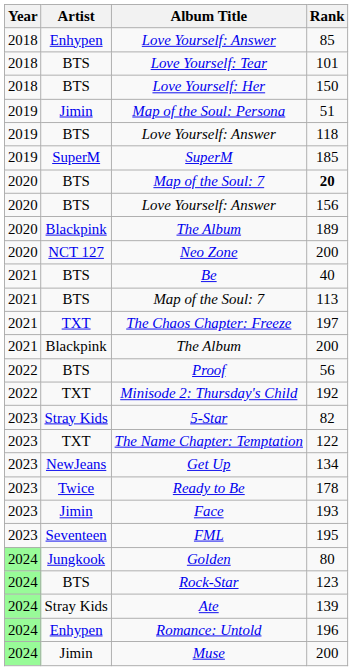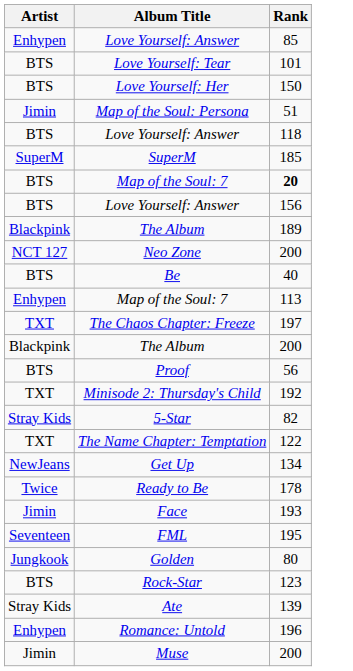- column: (23, 16)
(76, 299) BTS -> (40, 299) Enhypen
